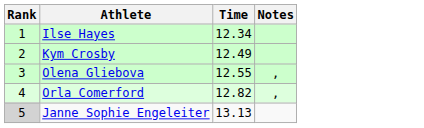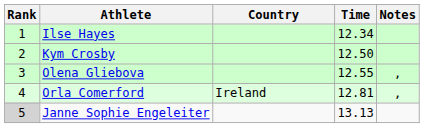+ column: (273, 14)
(234, 54) 12.49 -> (356, 54) 12.50
(234, 93) 12.82 -> (356, 93) 12.81
